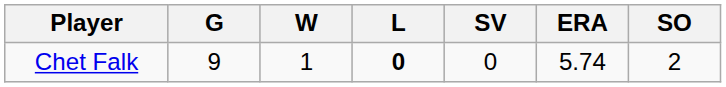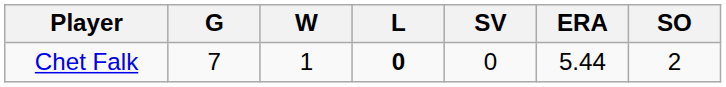(214, 61) 9 -> (214, 61) 7
(582, 61) 5.74 -> (582, 61) 5.44
